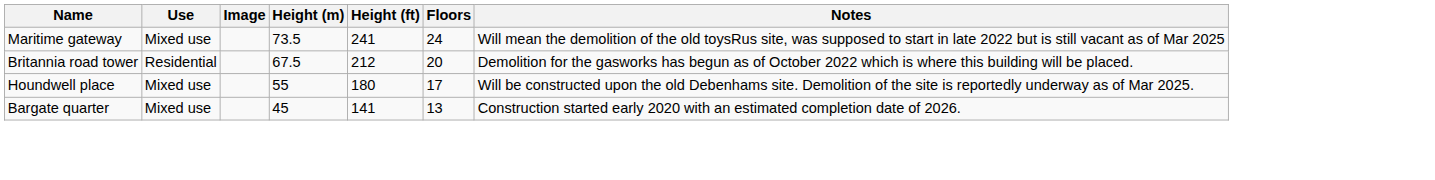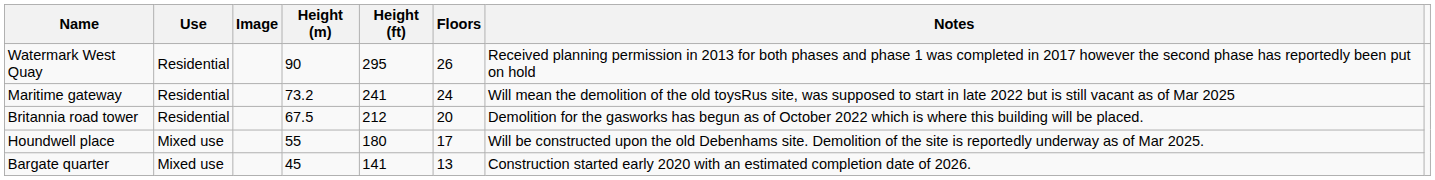+ row: (62, 63)
(178, 39) Mixed use -> (193, 94) Residential
(287, 39) 73.5 -> (299, 94) 73.2
